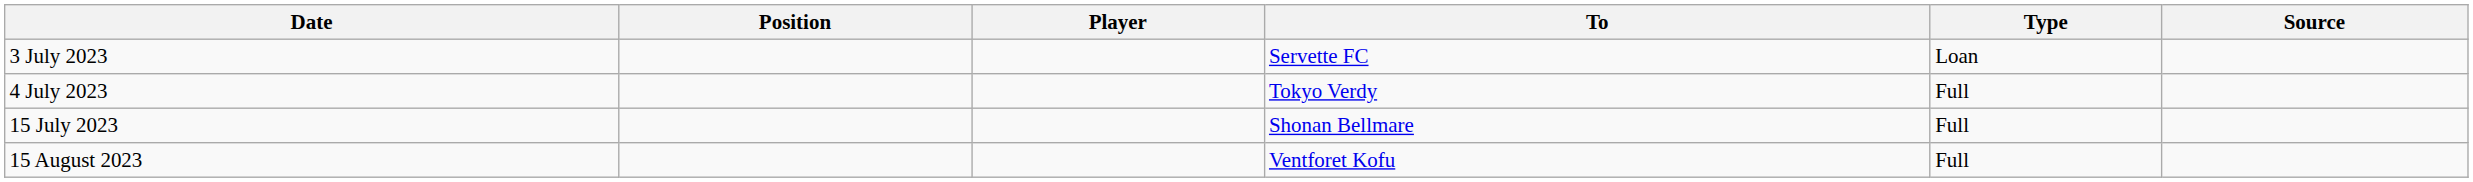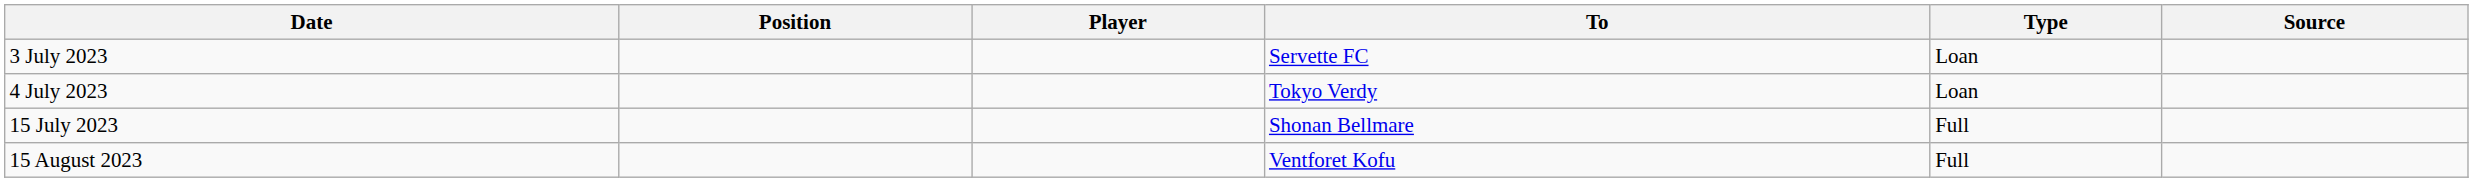(1952, 91) Full -> (1957, 91) Loan
